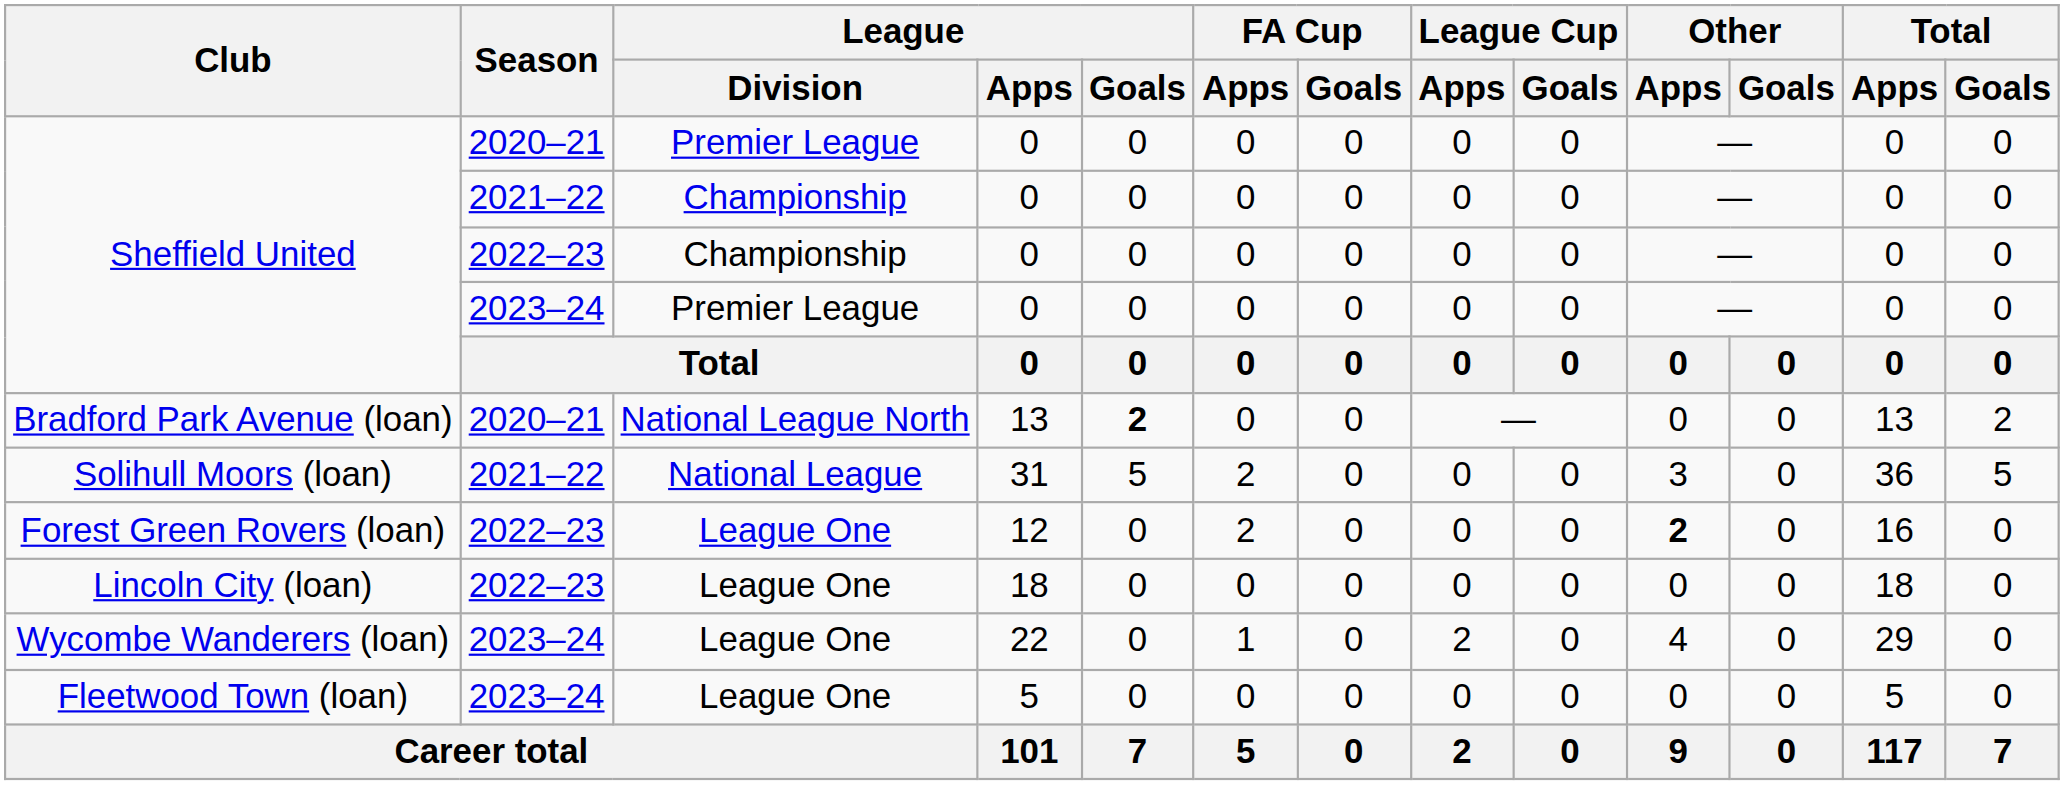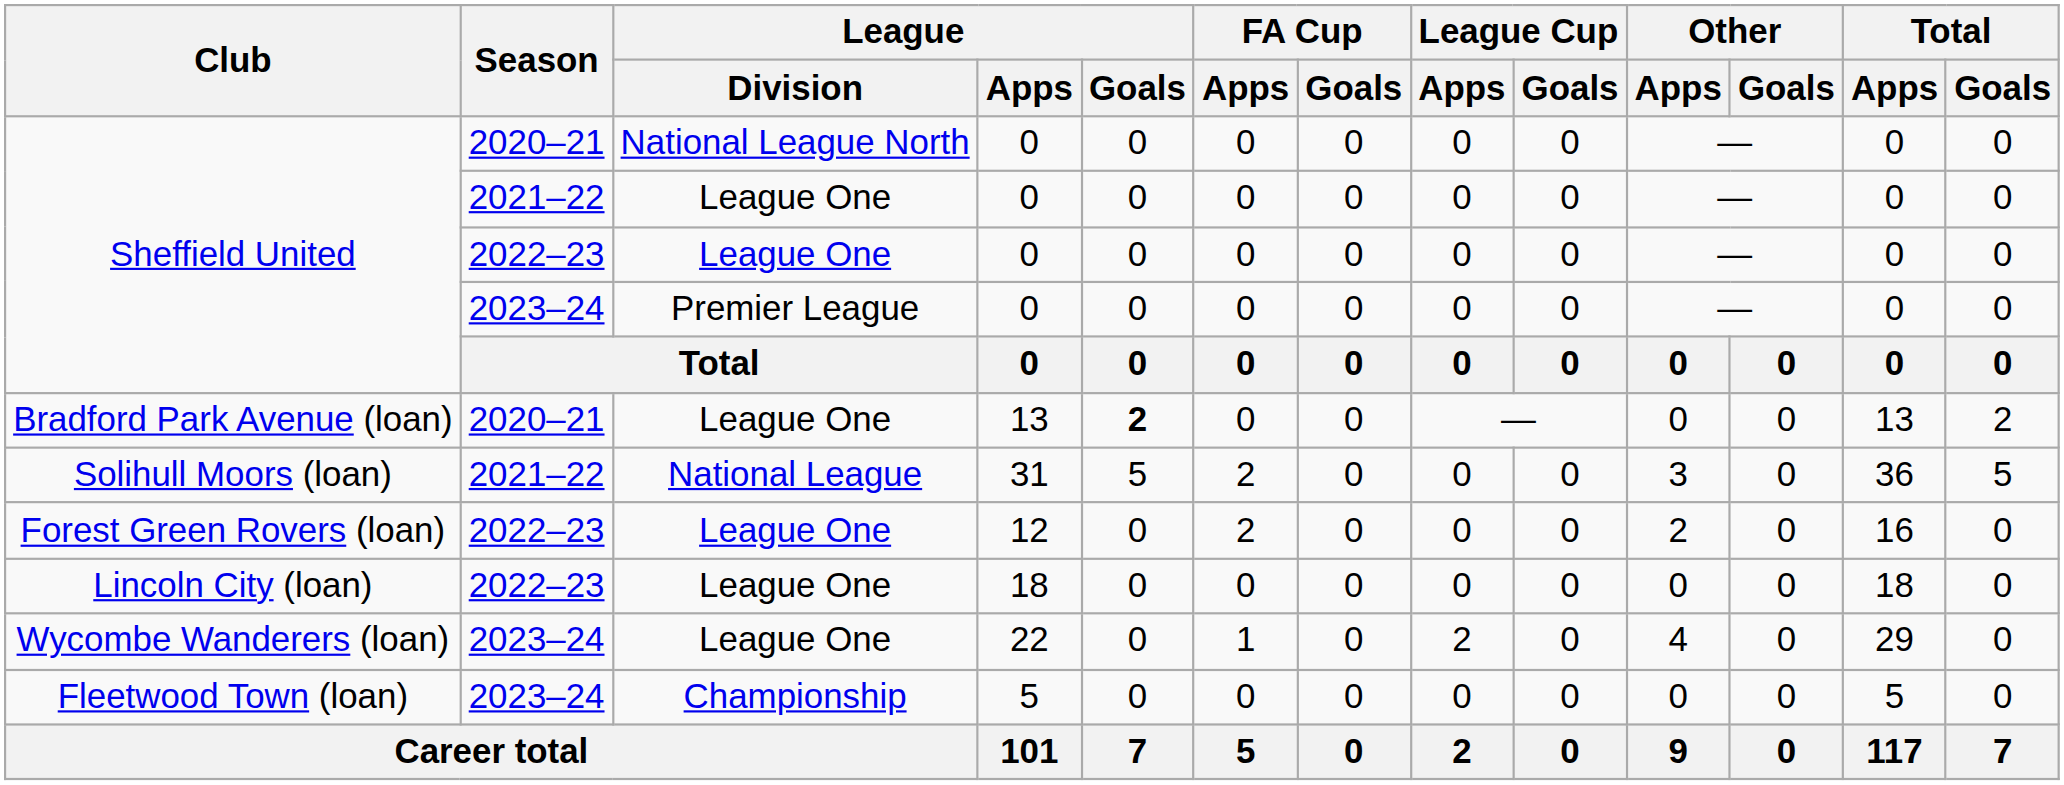(795, 142) Premier League -> (795, 142) National League North
(795, 198) Championship -> (795, 198) League One
(795, 253) Championship -> (795, 253) League One
(795, 419) National League North -> (795, 419) League One
(1678, 530) bold -> (1678, 530) normal
(795, 695) League One -> (795, 695) Championship
